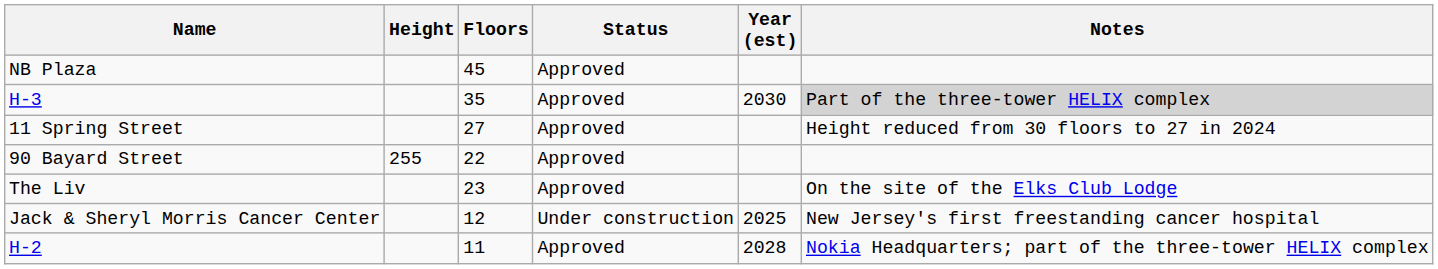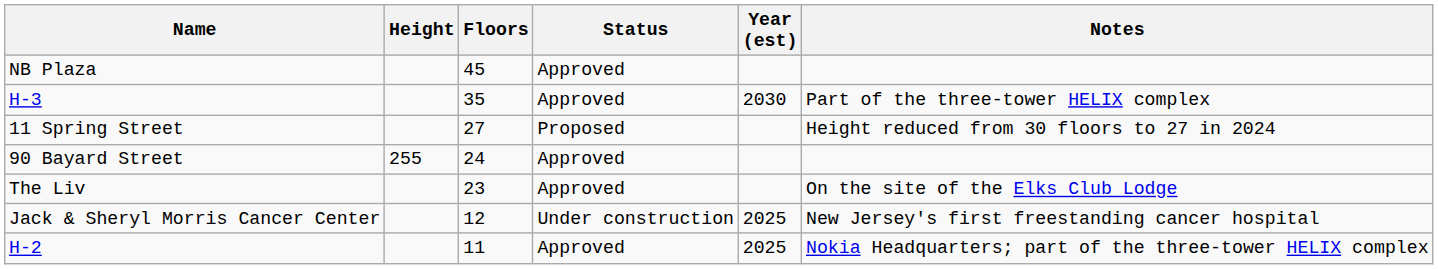(1008, 100) lightgrey background -> (1008, 100) no background
(581, 130) Approved -> (581, 130) Proposed
(474, 159) 22 -> (474, 159) 24
(765, 248) 2028 -> (765, 248) 2025
